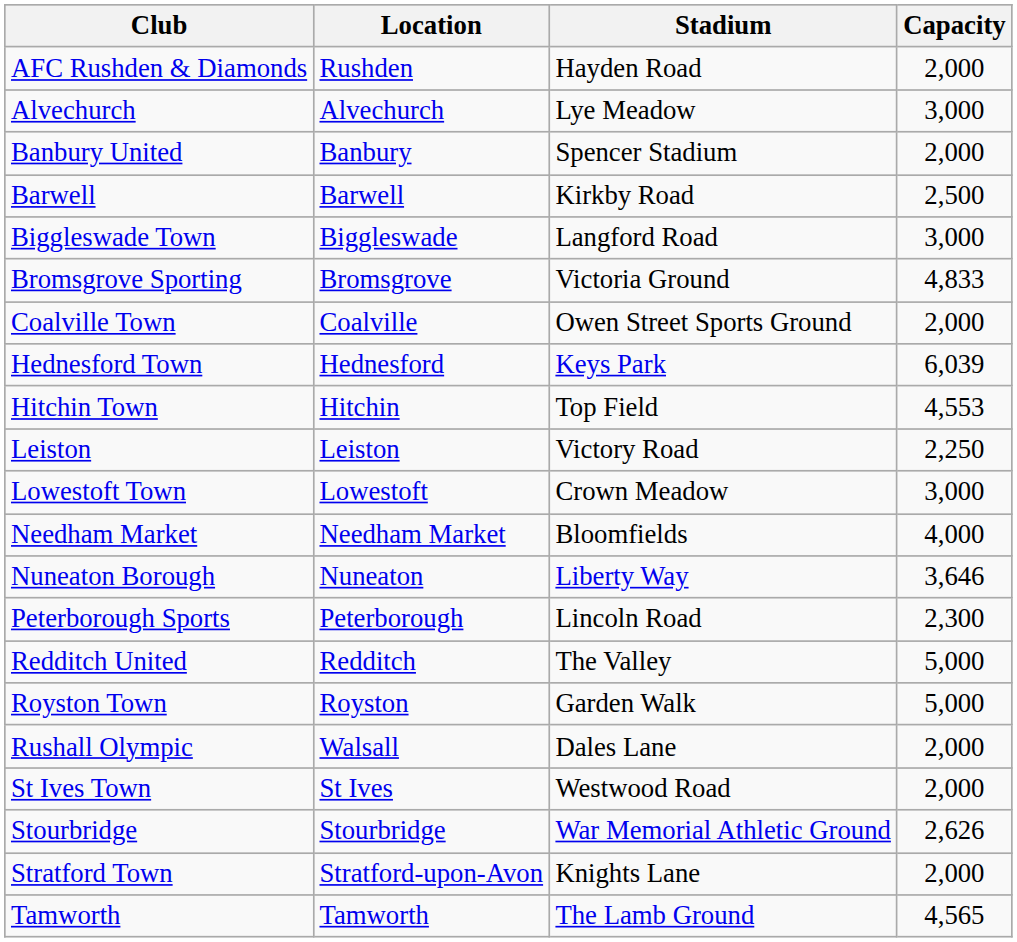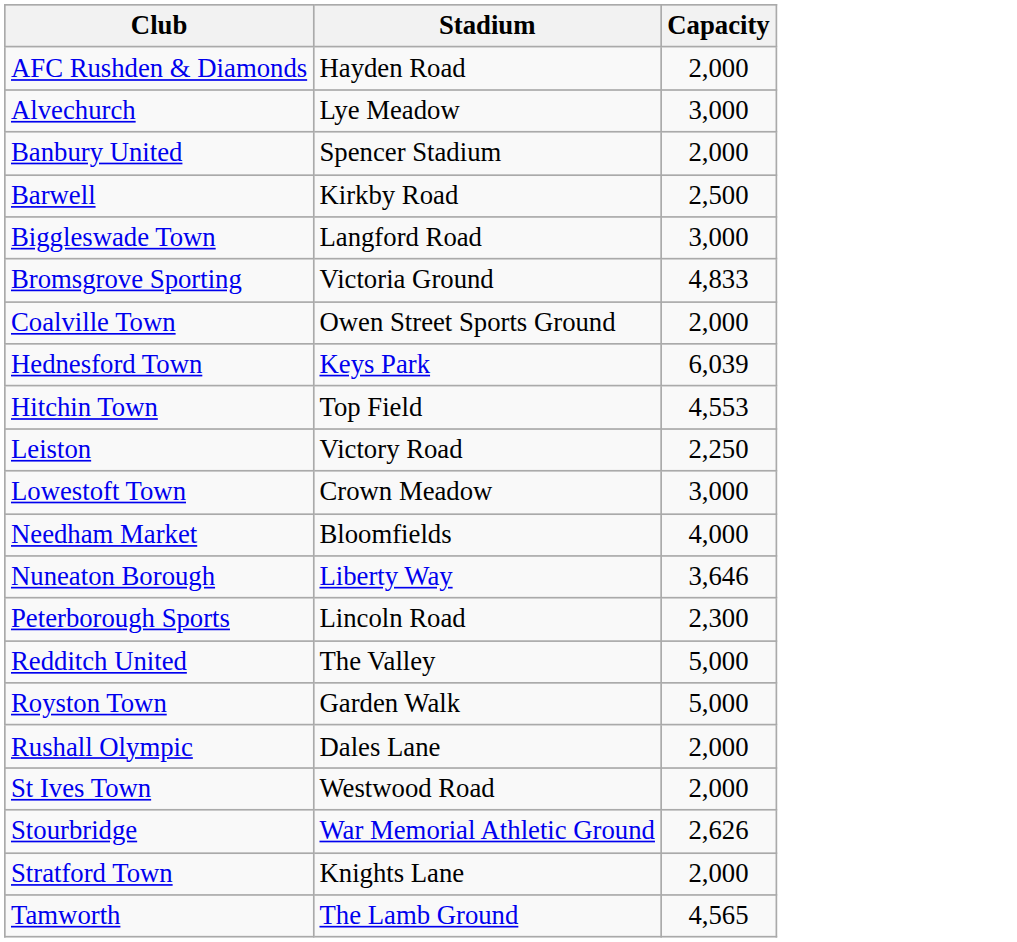- column: (431, 25)
